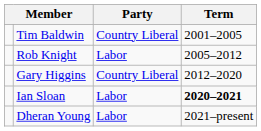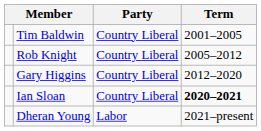(112, 55) Labor -> (137, 55) Country Liberal
(112, 95) Labor -> (137, 95) Country Liberal
